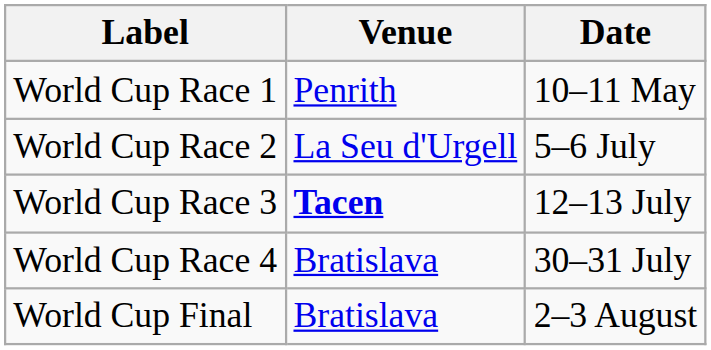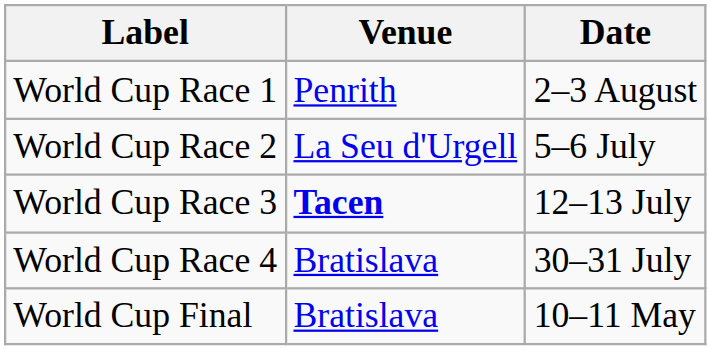(615, 89) 10–11 May -> (615, 89) 2–3 August
(615, 315) 2–3 August -> (615, 315) 10–11 May
